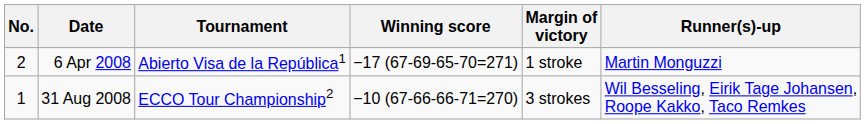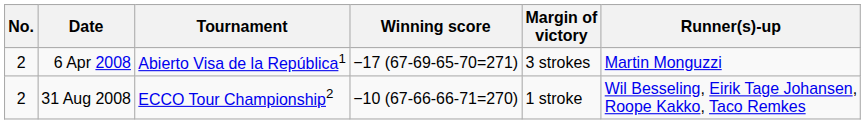(554, 62) 1 stroke -> (558, 62) 3 strokes
(21, 98) 1 -> (21, 98) 2
(558, 98) 3 strokes -> (554, 98) 1 stroke
